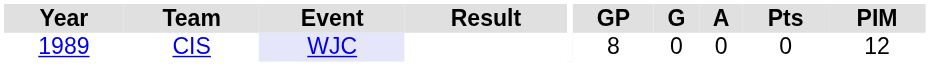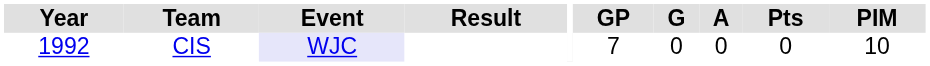(64, 46) 1989 -> (64, 46) 1992
(613, 46) 8 -> (613, 46) 7
(877, 46) 12 -> (877, 46) 10
